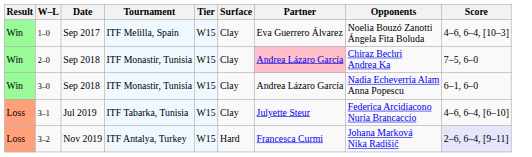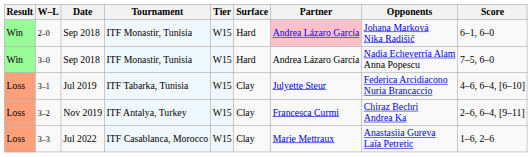- row: (44, 33)
(229, 59) Clay -> (246, 33) Hard
(375, 59) Chiraz Bechri Andrea Ka -> (396, 33) Johana Marková Nika Radišič
(461, 59) 7–5, 6–0 -> (477, 33) 6–1, 6–0
(229, 86) Clay -> (246, 59) Hard
(461, 86) 6–1, 6–0 -> (477, 59) 7–5, 6–0
(230, 139) Hard -> (245, 112) Clay
(380, 139) Johana Marková Nika Radišič -> (391, 112) Chiraz Bechri Andrea Ka
(476, 139) lavender background -> (492, 112) no background
+ row: (44, 139)
